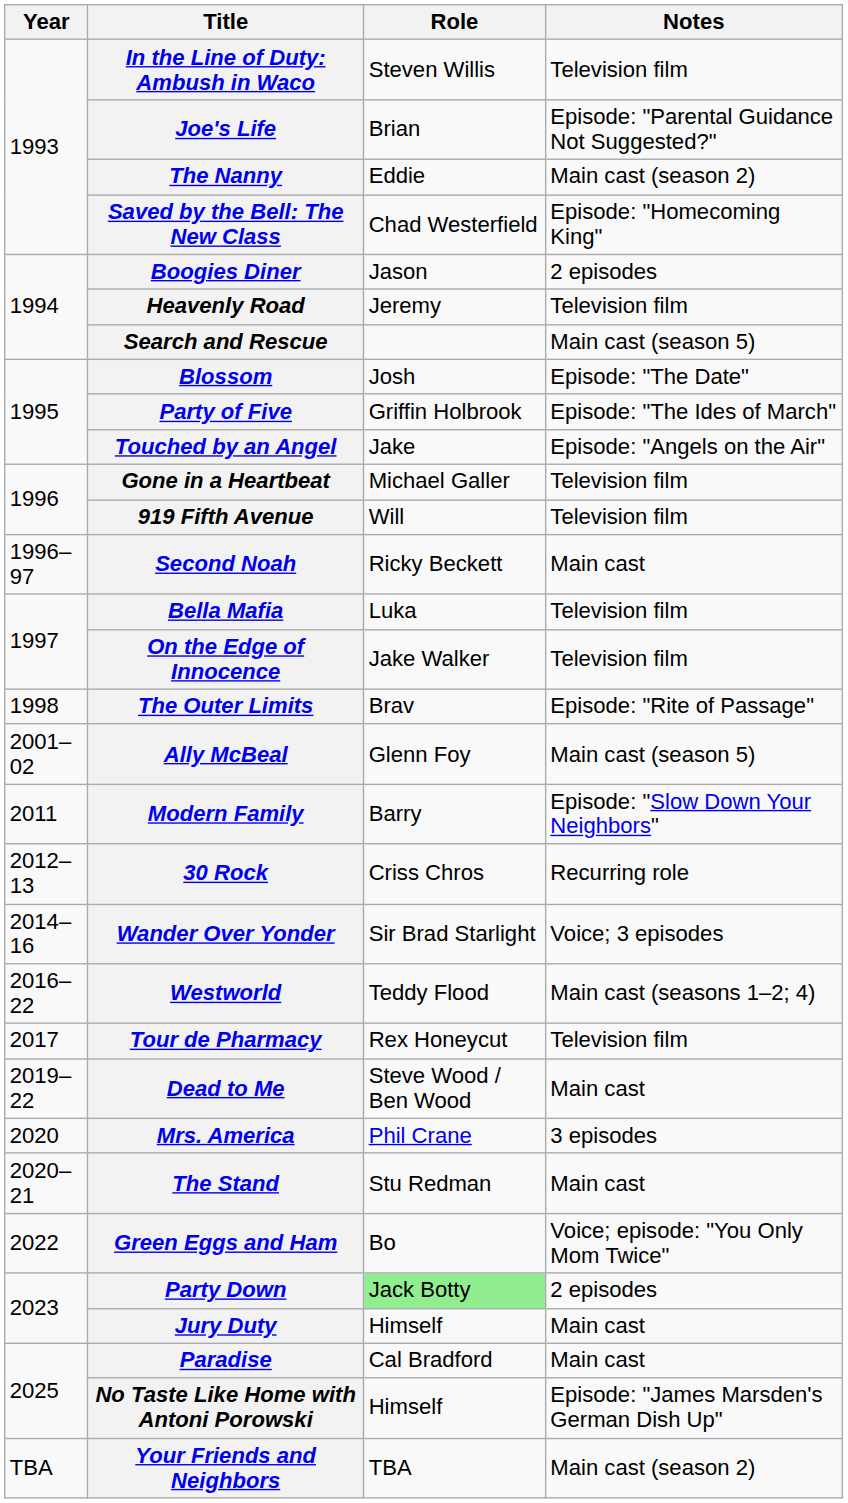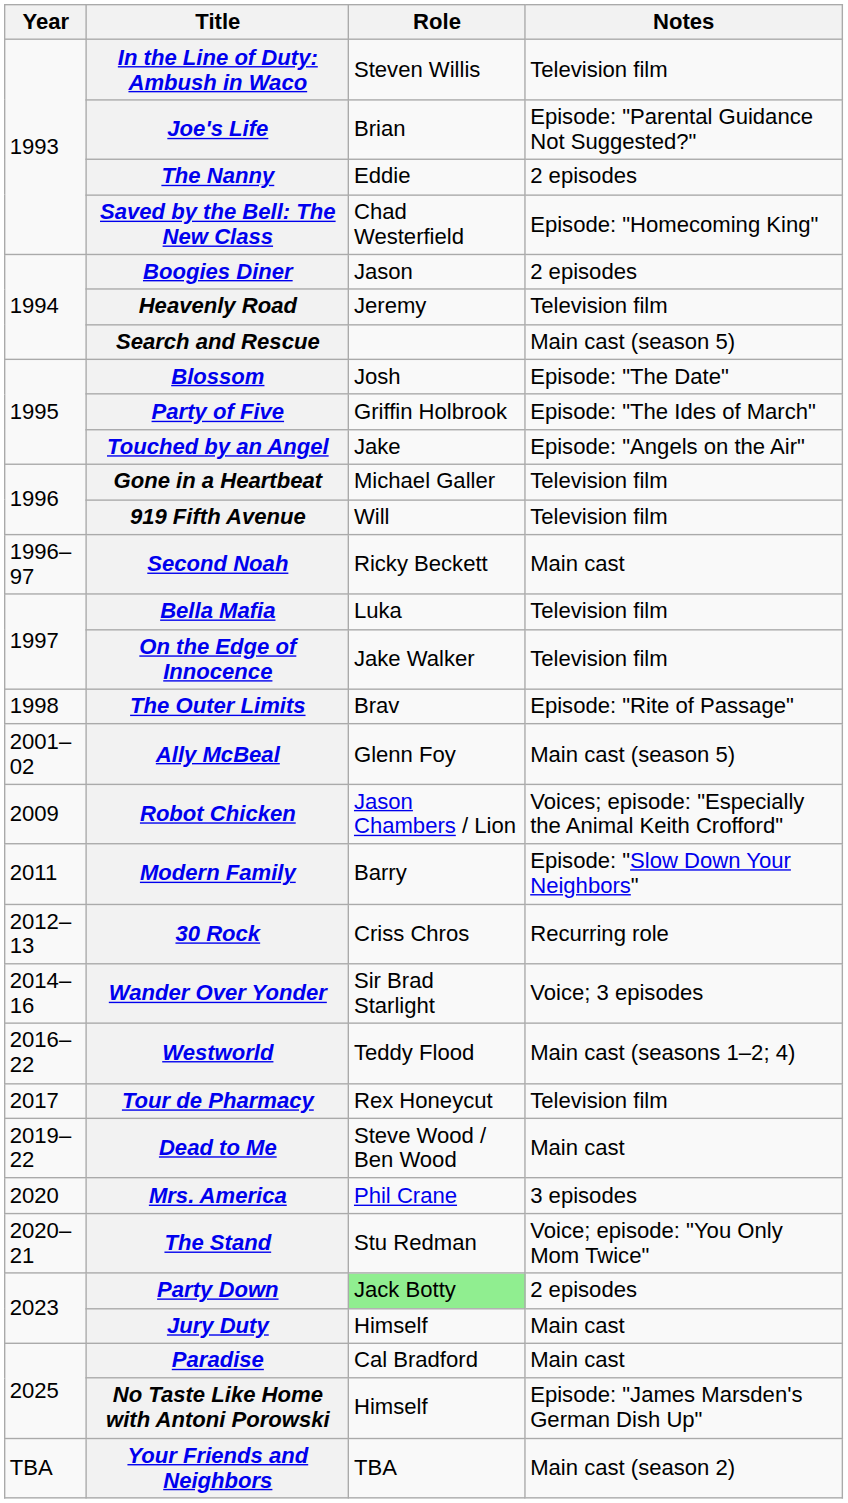(653, 176) Main cast (season 2) -> (584, 176) 2 episodes
+ row: (218, 813)
(598, 1183) Main cast -> (656, 1242) Voice; episode: "You Only Mom Twice"
- row: (226, 1242)
